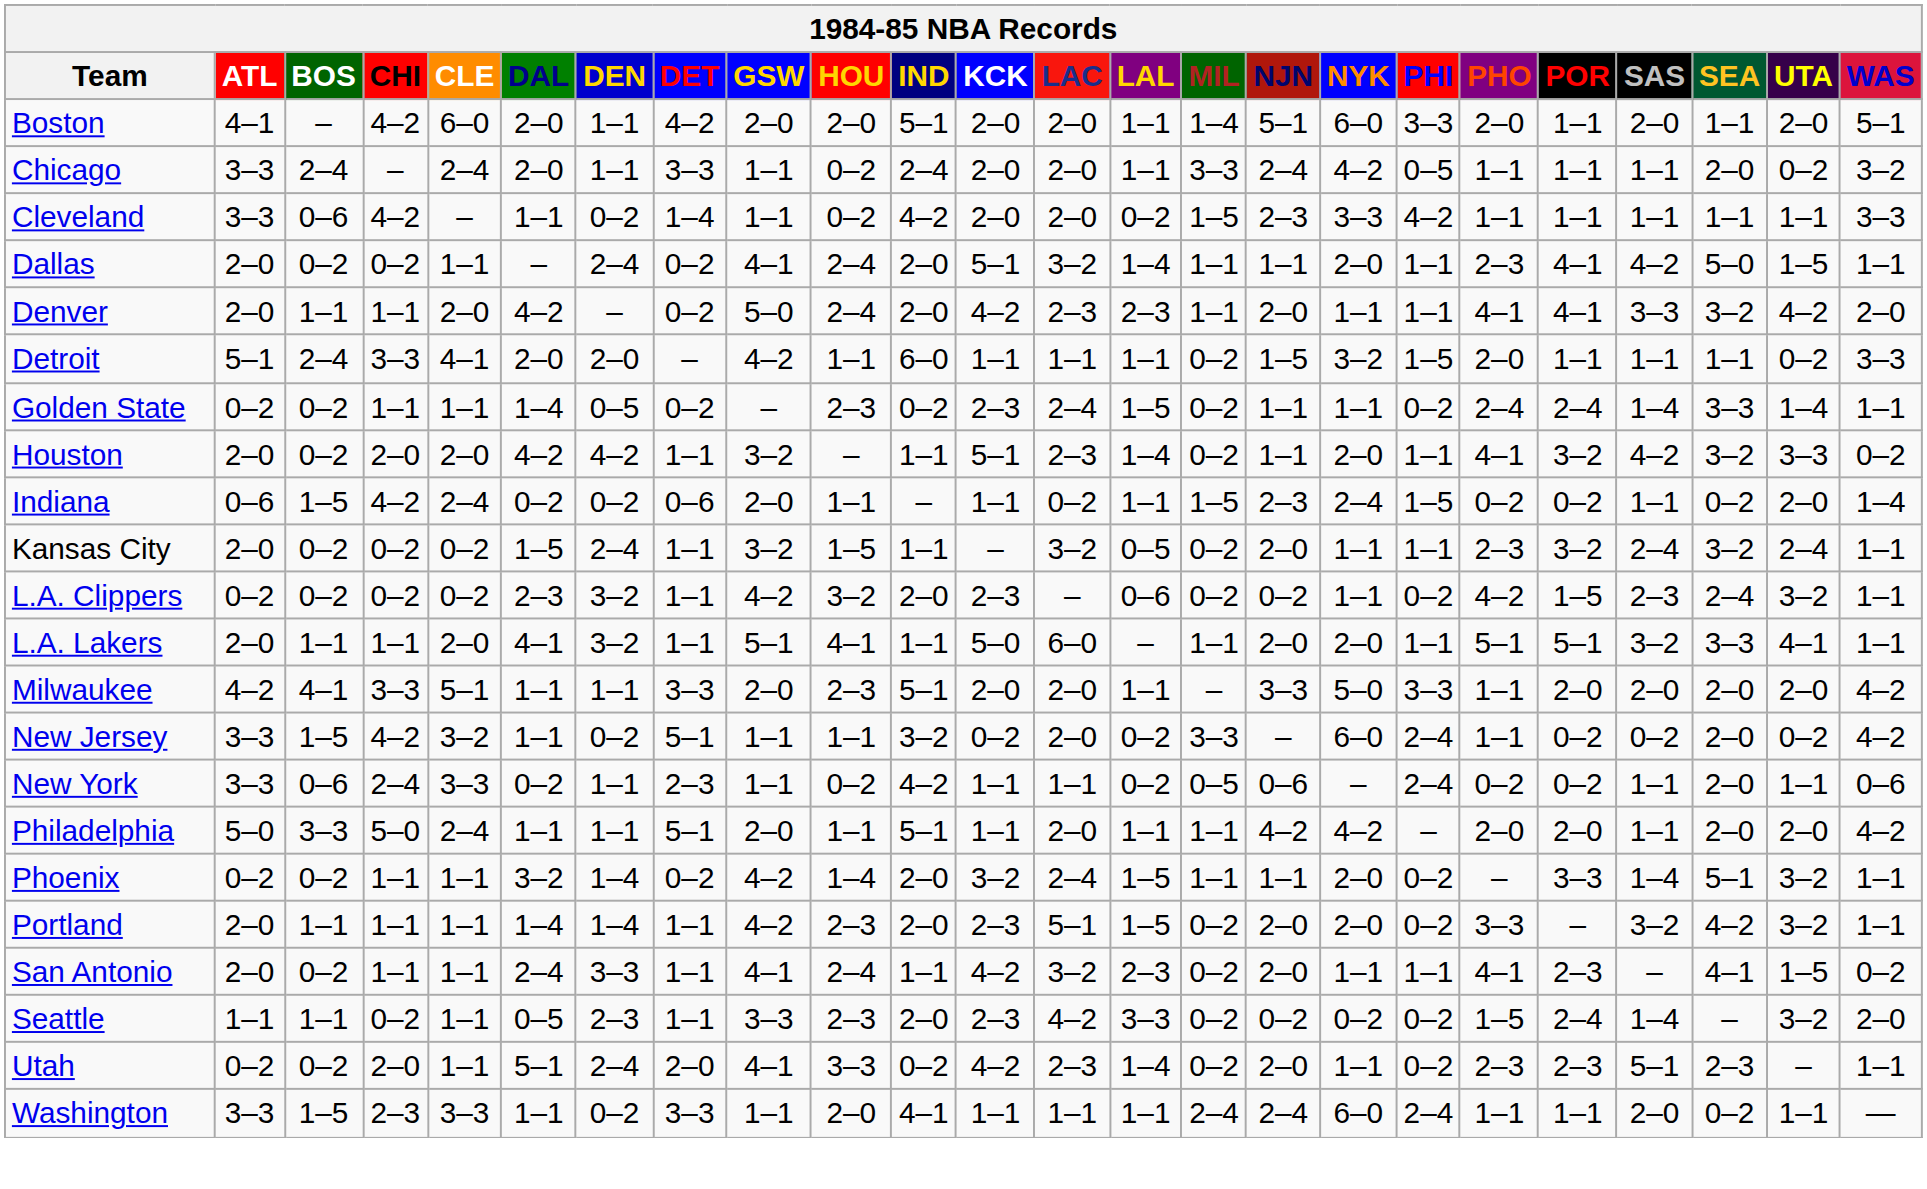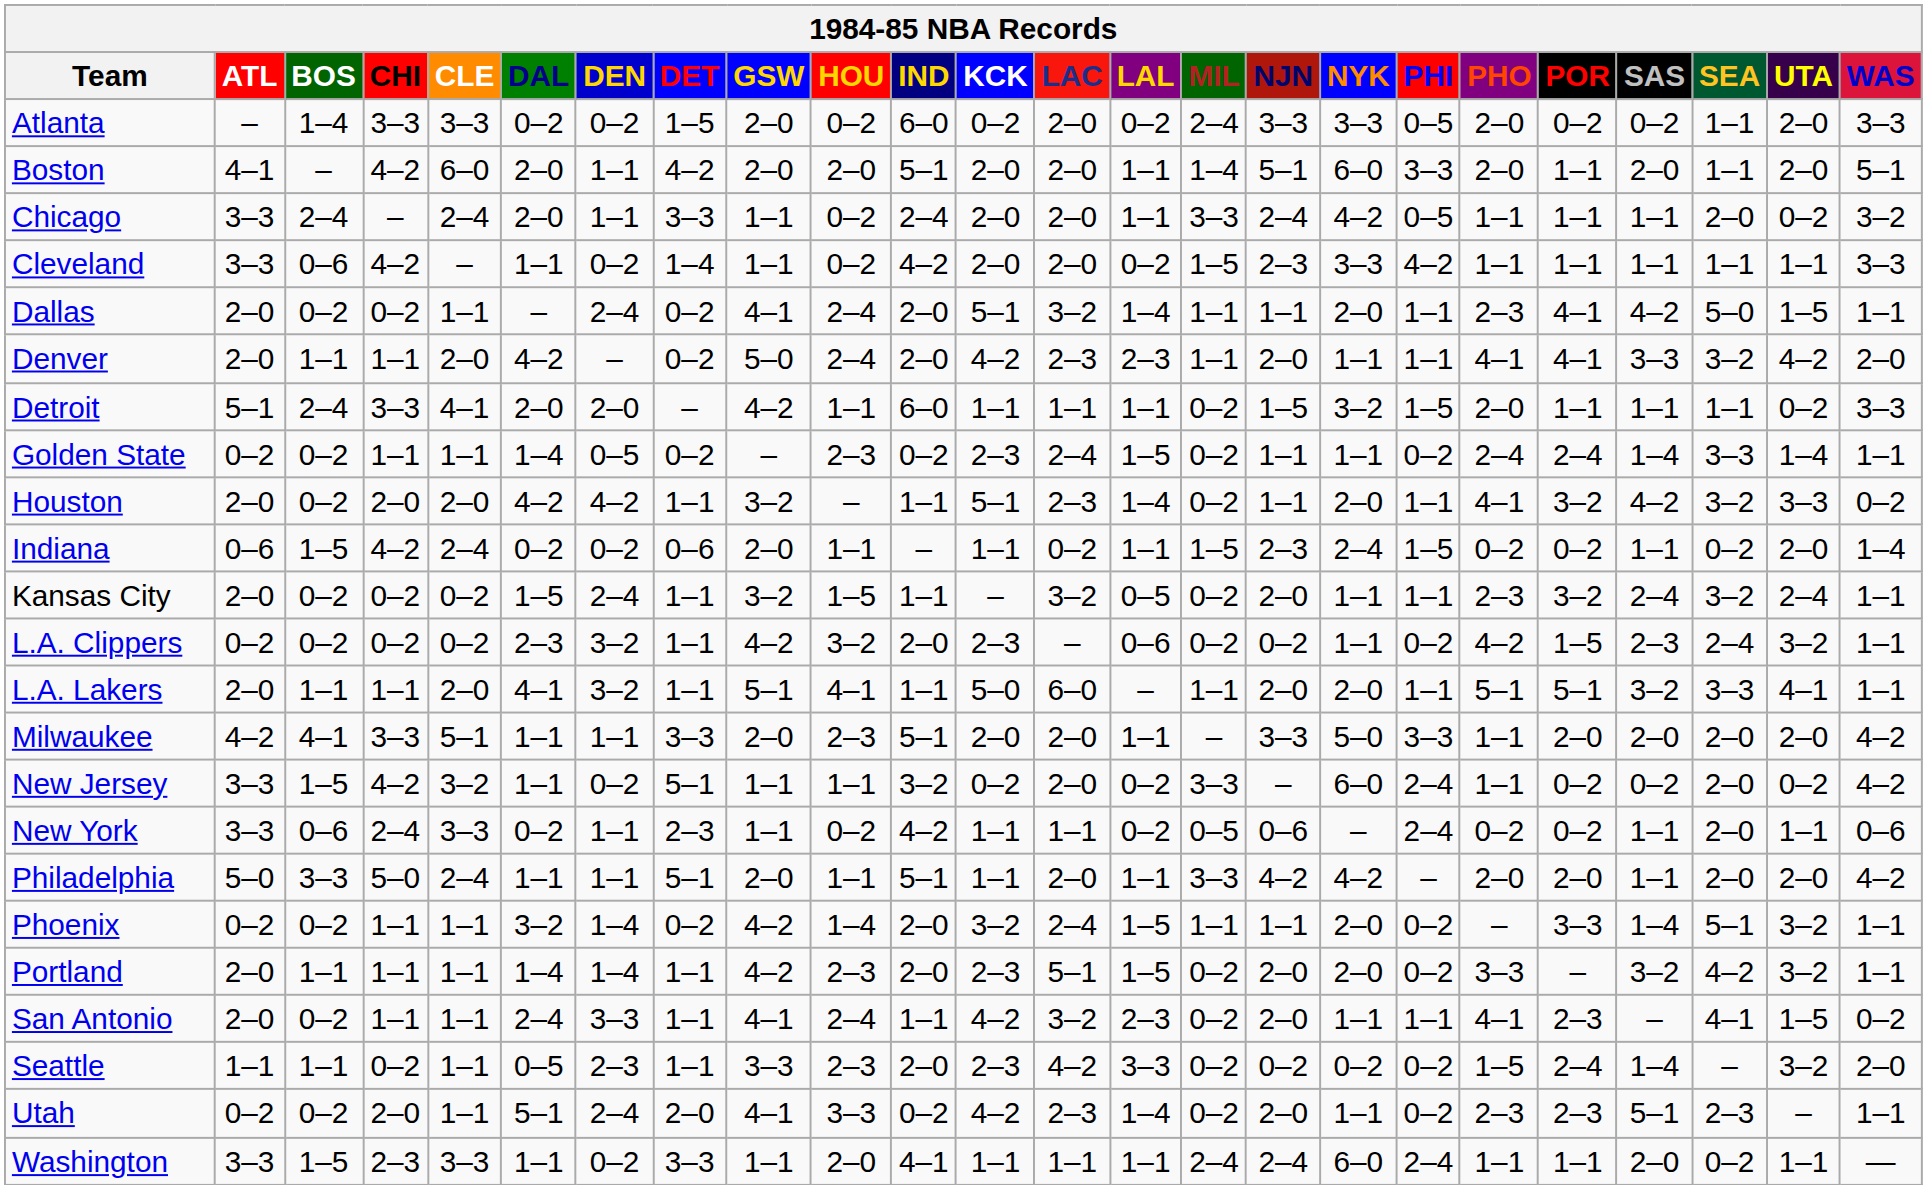+ row: (58, 123)
(1214, 831) 1–1 -> (1214, 878) 3–3
